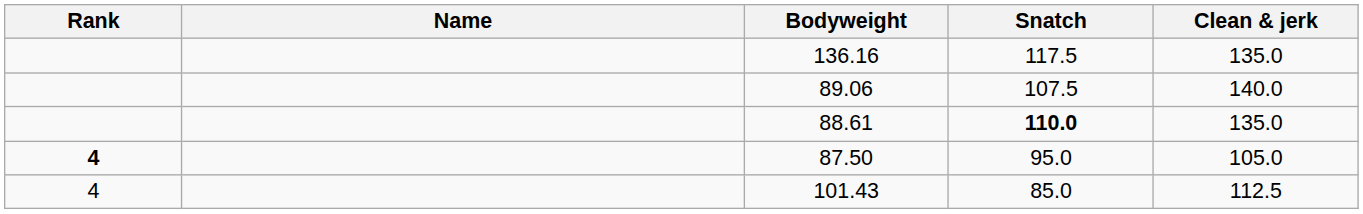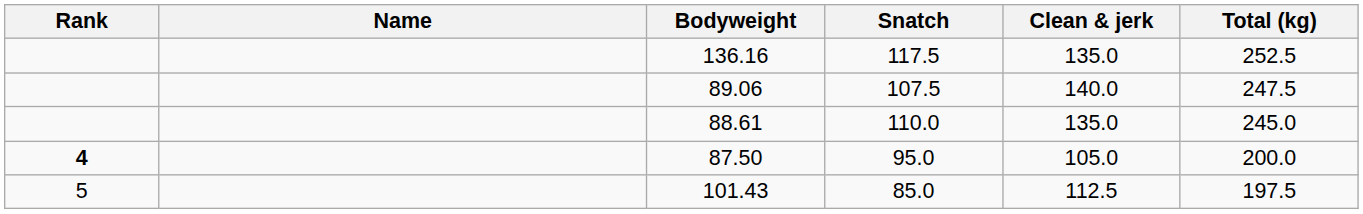+ column: (1269, 21)
(1051, 123) bold -> (913, 123) normal
(93, 191) 4 -> (82, 191) 5
